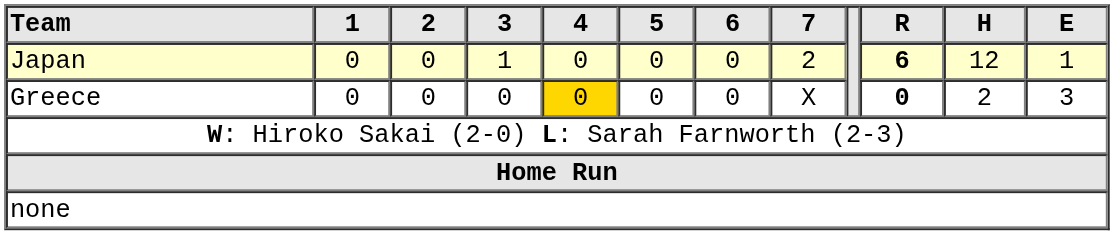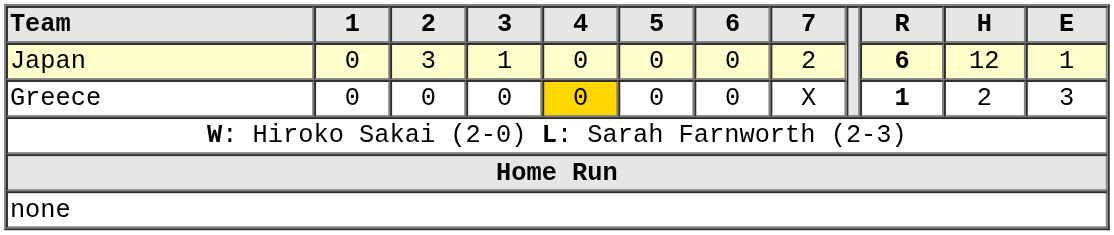(428, 62) 0 -> (428, 62) 3
(902, 99) 0 -> (902, 99) 1
